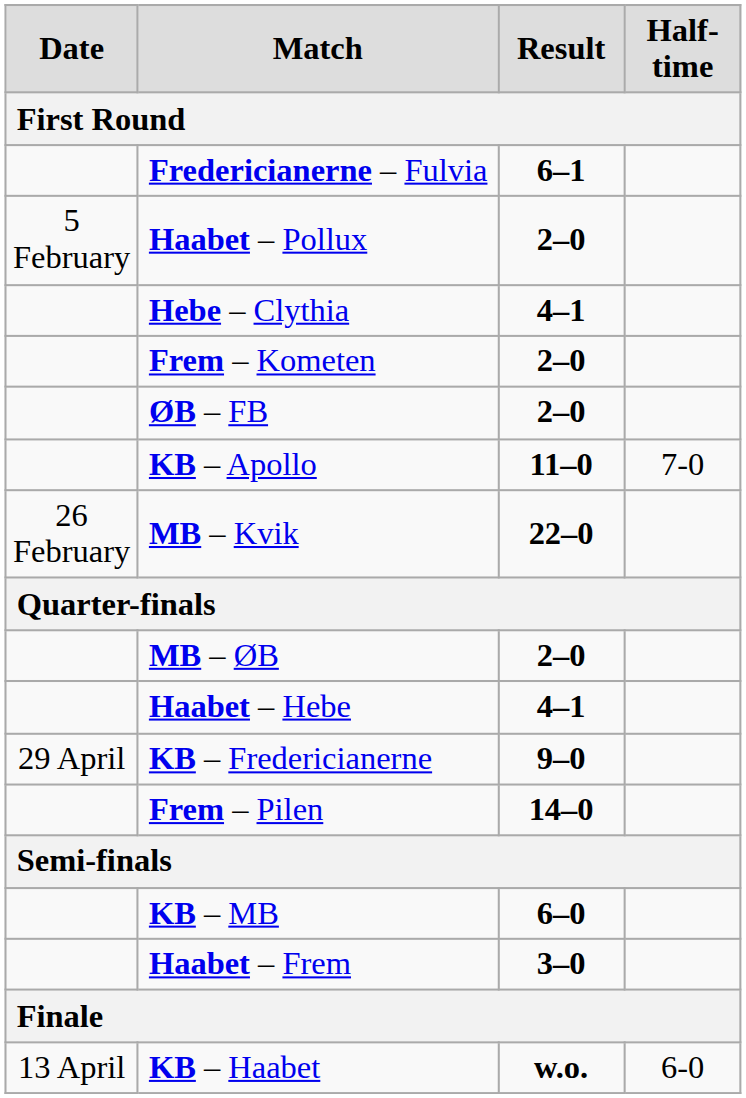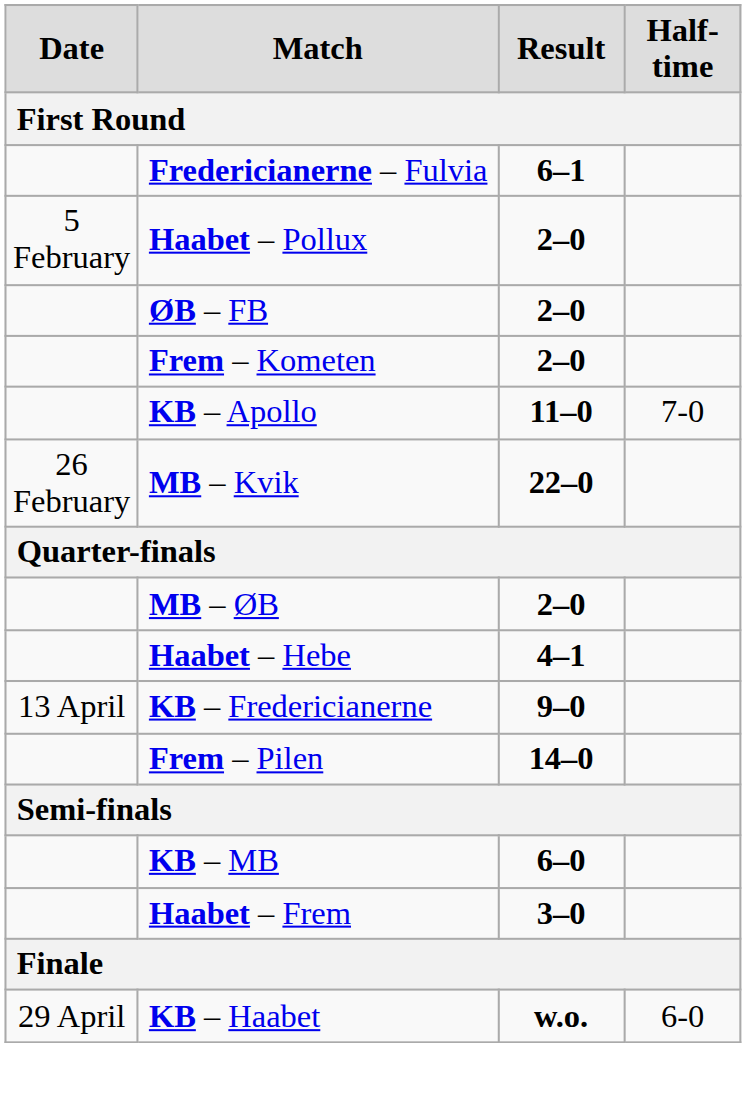- row: (249, 309)
rows swapped: (262, 360) <-> (208, 412)
(72, 758) 29 April -> (72, 706) 13 April
(72, 1067) 13 April -> (72, 1015) 29 April
